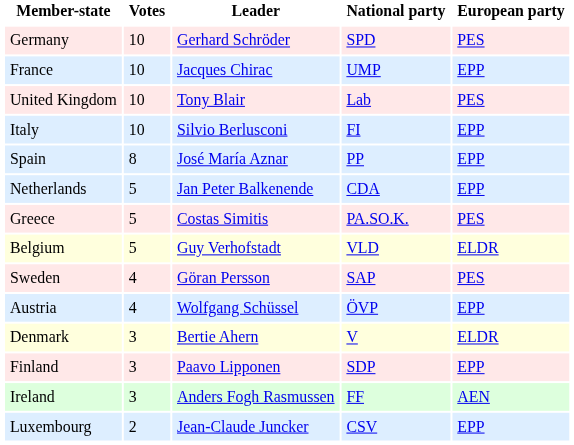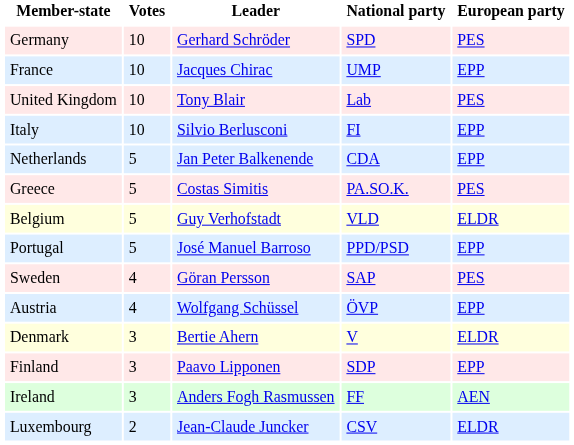- row: (28, 159)
+ row: (37, 248)
(471, 426) EPP -> (478, 426) ELDR
